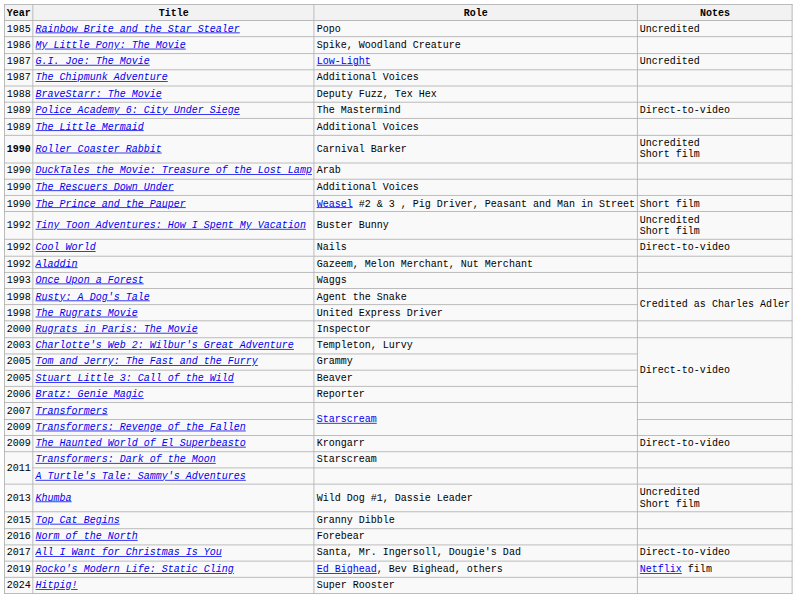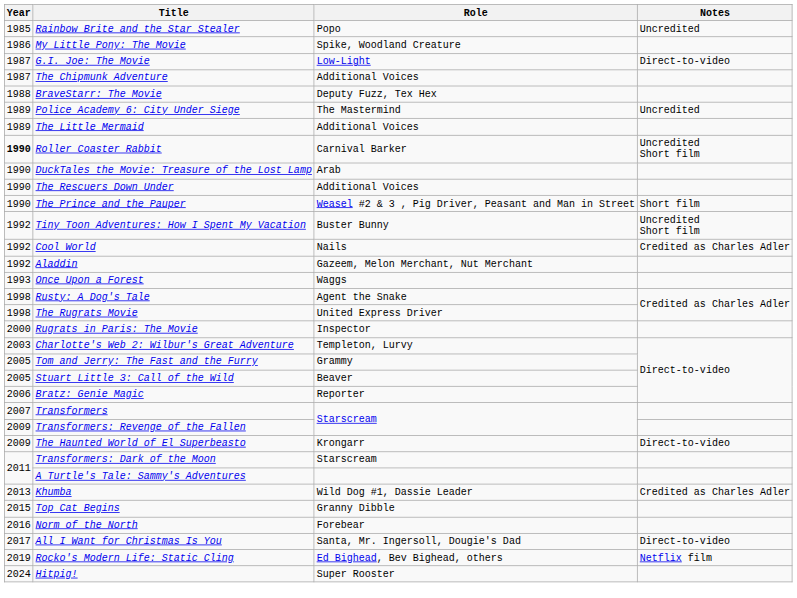(670, 61) Uncredited -> (685, 61) Direct-to-video
(685, 110) Direct-to-video -> (670, 110) Uncredited
(685, 248) Direct-to-video -> (715, 248) Credited as Charles Adler
(670, 498) Uncredited Short film -> (715, 492) Credited as Charles Adler
